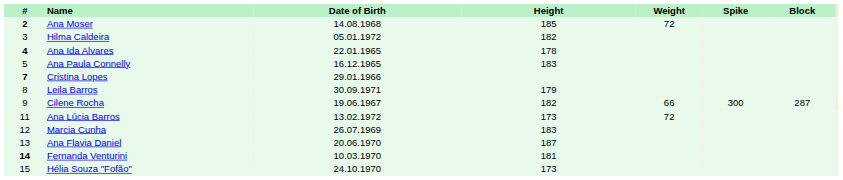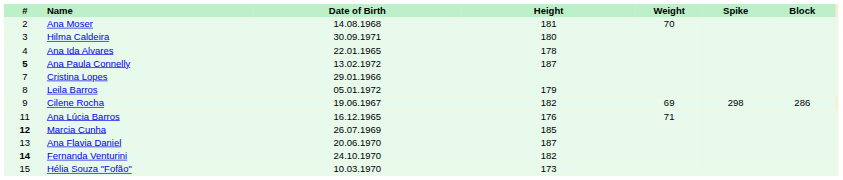(25, 24) bold -> (25, 24) normal
(549, 24) 185 -> (549, 24) 181
(669, 24) 72 -> (669, 24) 70
(357, 37) 05.01.1972 -> (357, 37) 30.09.1971
(549, 37) 182 -> (549, 37) 180
(25, 50) bold -> (25, 50) normal
(25, 63) normal -> (25, 63) bold
(357, 63) 16.12.1965 -> (357, 63) 13.02.1972
(549, 63) 183 -> (549, 63) 187
(25, 77) bold -> (25, 77) normal
(357, 90) 30.09.1971 -> (357, 90) 05.01.1972
(669, 103) 66 -> (669, 103) 69
(736, 103) 300 -> (736, 103) 298
(802, 103) 287 -> (802, 103) 286
(357, 116) 13.02.1972 -> (357, 116) 16.12.1965
(549, 116) 173 -> (549, 116) 176
(669, 116) 72 -> (669, 116) 71
(25, 129) normal -> (25, 129) bold
(549, 129) 183 -> (549, 129) 185
(357, 156) 10.03.1970 -> (357, 156) 24.10.1970
(549, 156) 181 -> (549, 156) 182
(357, 169) 24.10.1970 -> (357, 169) 10.03.1970
